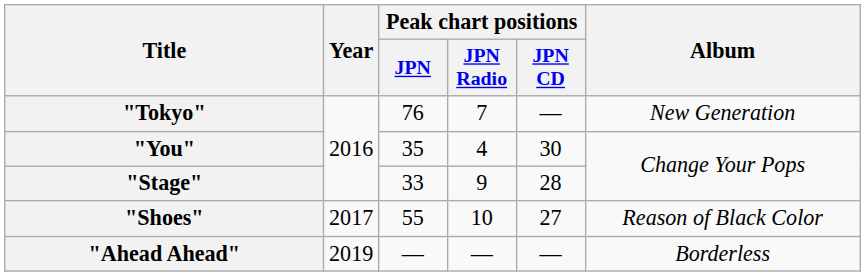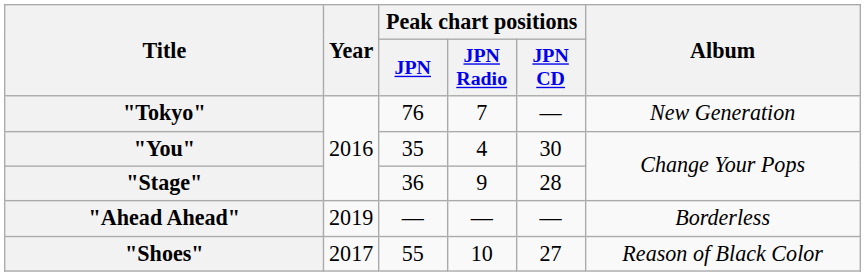(413, 183) 33 -> (413, 183) 36
rows swapped: (164, 218) <-> (164, 253)
